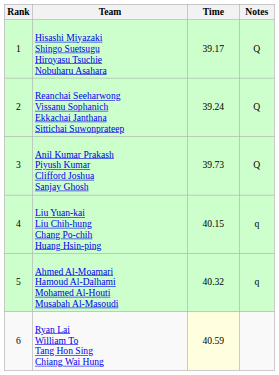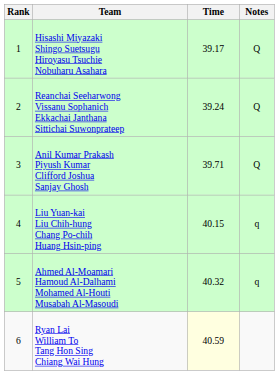(213, 165) 39.73 -> (213, 165) 39.71
